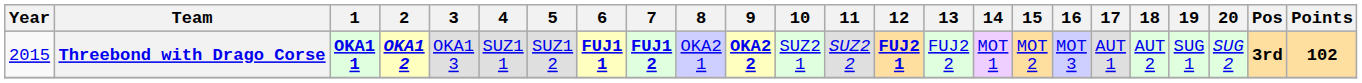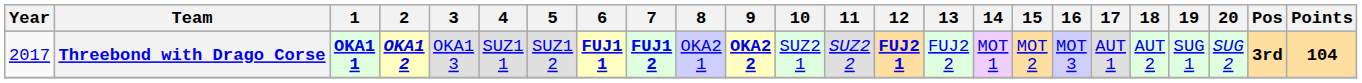(30, 55) 2015 -> (30, 55) 2017
(1322, 55) 102 -> (1322, 55) 104
